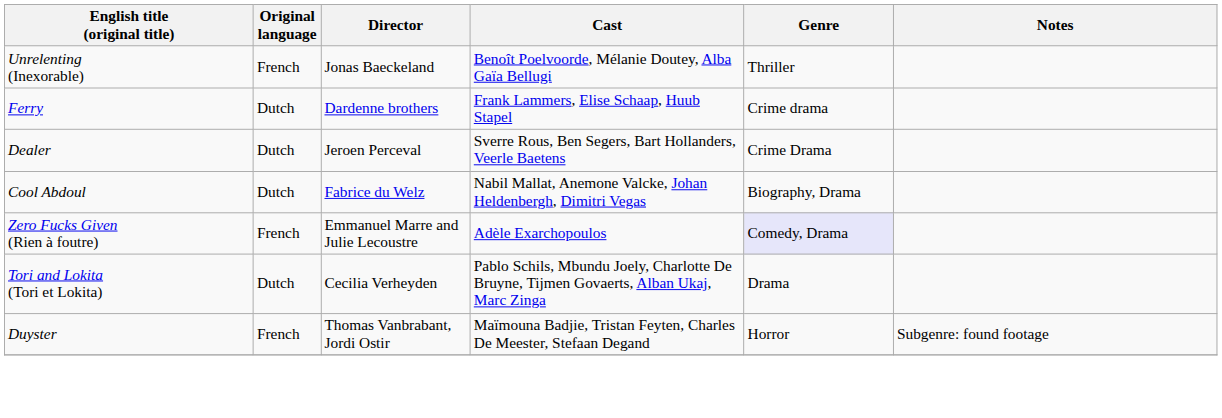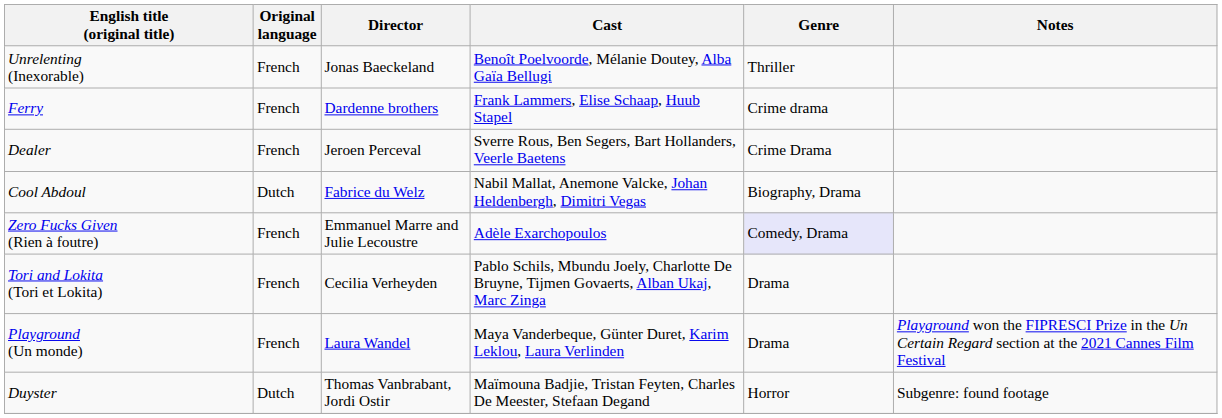(276, 108) Dutch -> (278, 108) French
(276, 150) Dutch -> (278, 150) French
(276, 283) Dutch -> (278, 283) French
+ row: (45, 342)
(278, 334) French -> (276, 392) Dutch
